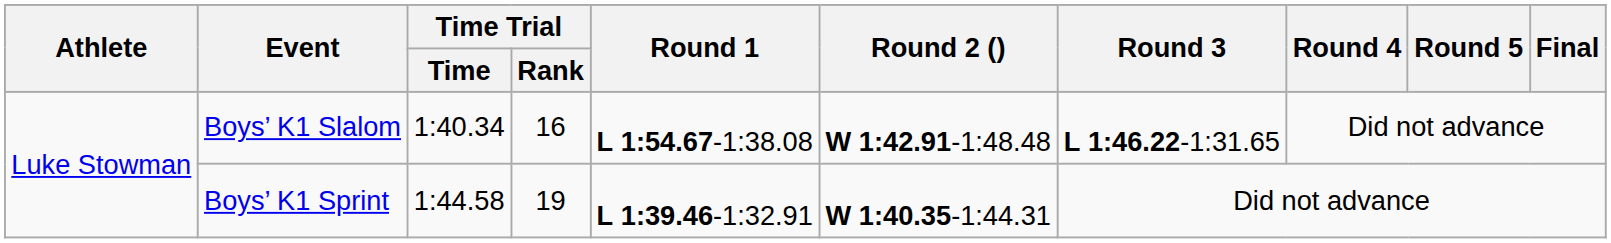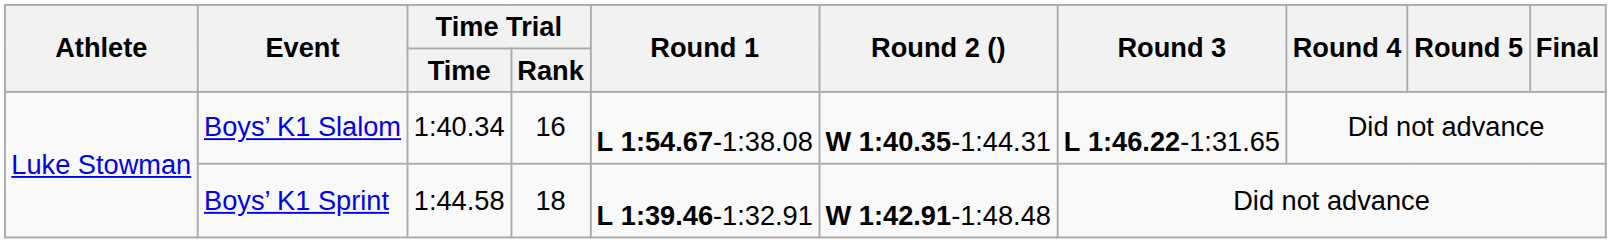(938, 143) W 1:42.91-1:48.48 -> (938, 143) W 1:40.35-1:44.31
(551, 201) 19 -> (551, 201) 18
(938, 216) W 1:40.35-1:44.31 -> (938, 216) W 1:42.91-1:48.48
